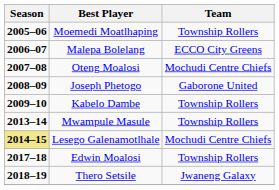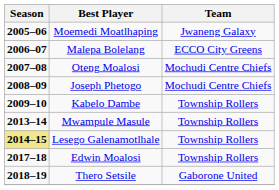(218, 31) Township Rollers -> (218, 31) Jwaneng Galaxy
(218, 85) Gaborone United -> (218, 85) Mochudi Centre Chiefs
(218, 139) Mochudi Centre Chiefs -> (218, 139) Township Rollers
(218, 175) Jwaneng Galaxy -> (218, 175) Gaborone United
